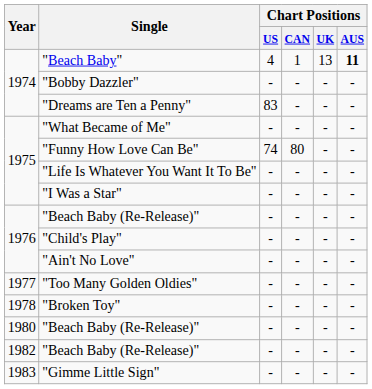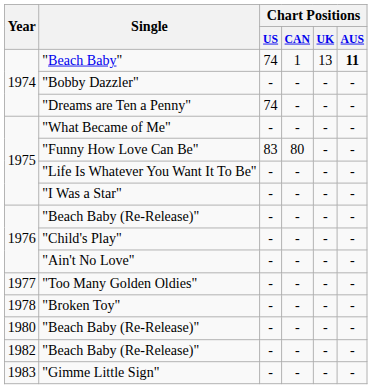(271, 60) 4 -> (271, 60) 74
(271, 104) 83 -> (271, 104) 74
(271, 149) 74 -> (271, 149) 83
